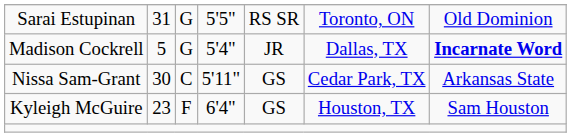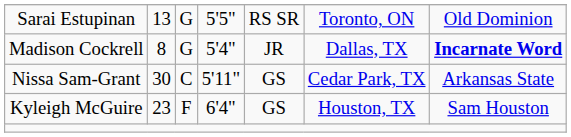(162, 19) 31 -> (162, 19) 13
(162, 49) 5 -> (162, 49) 8
